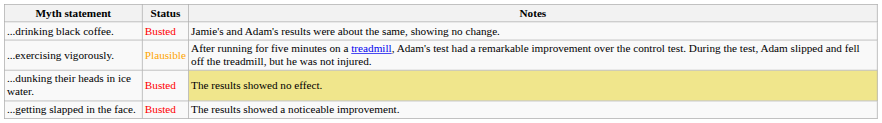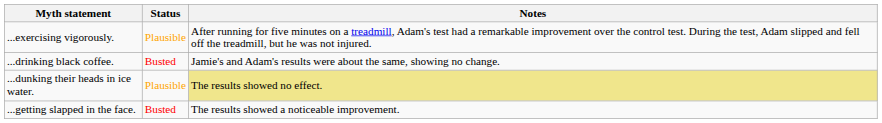rows swapped: (60, 31) <-> (61, 55)
(160, 85) Busted -> (165, 85) Plausible
